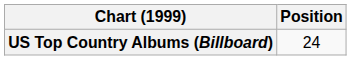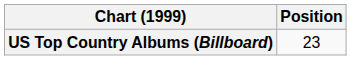(312, 42) 24 -> (312, 42) 23
